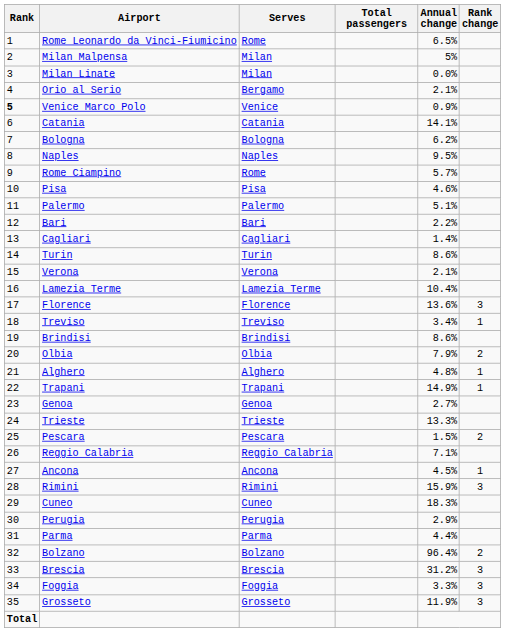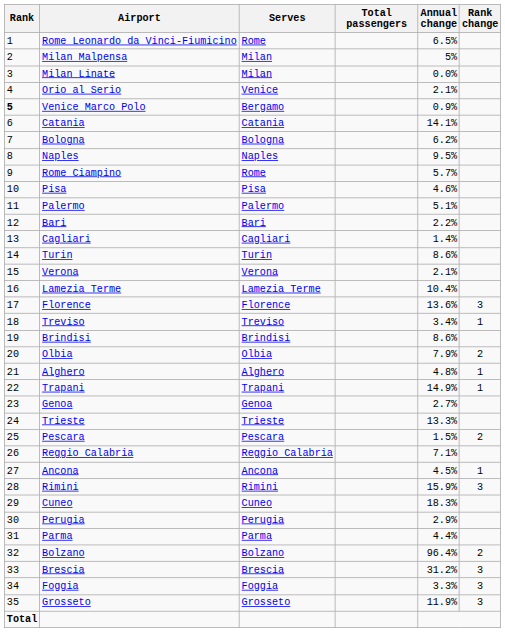(263, 90) Bergamo -> (260, 90) Venice
(260, 107) Venice -> (263, 107) Bergamo
